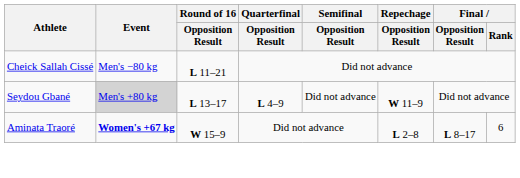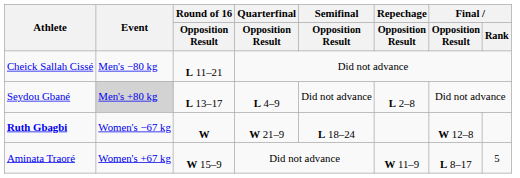(406, 103) W 11–9 -> (402, 103) L 2–8
+ row: (37, 127)
(136, 127) bold -> (135, 158) normal
(406, 134) L 2–8 -> (402, 164) W 11–9
(501, 127) 6 -> (497, 158) 5
